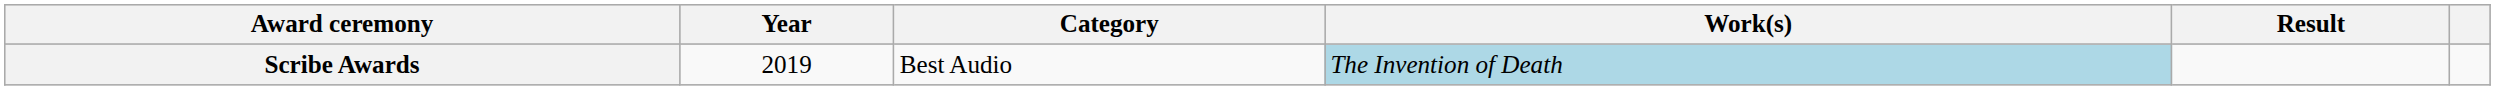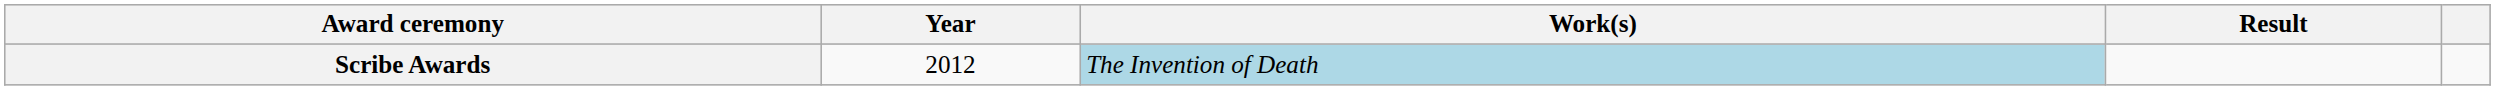- column: (1109, 24)
(787, 64) 2019 -> (950, 64) 2012
